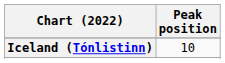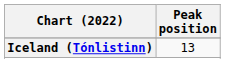(188, 48) 10 -> (188, 48) 13
